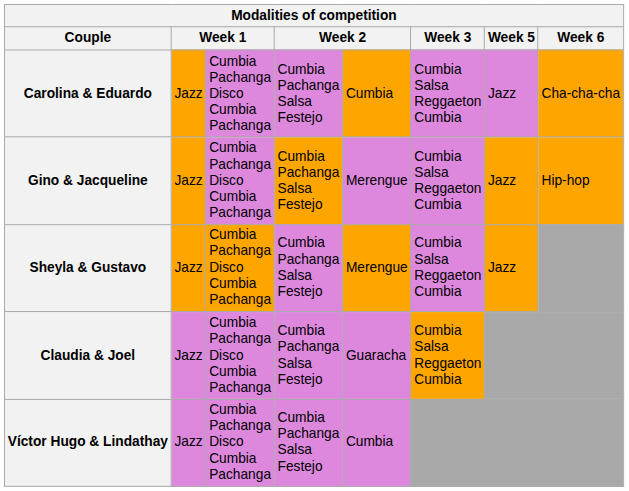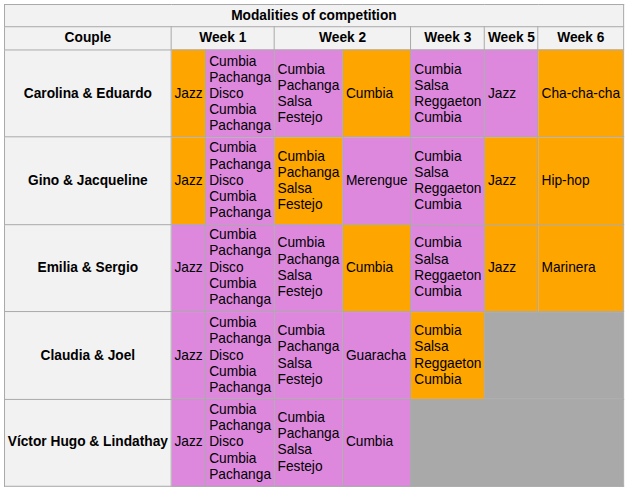+ row: (88, 267)
- row: (88, 267)
